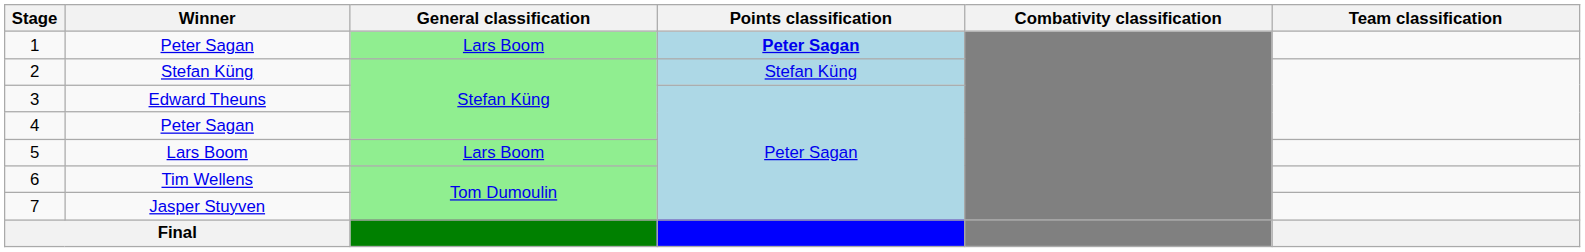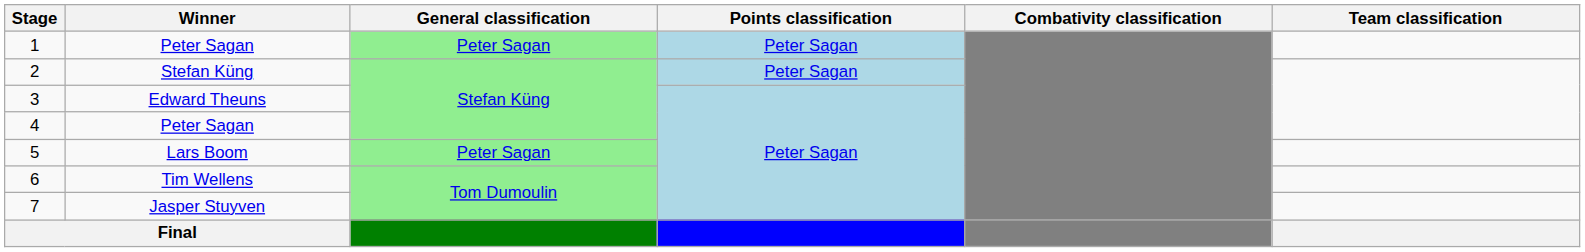(504, 45) Lars Boom -> (504, 45) Peter Sagan
(811, 45) bold -> (811, 45) normal
(811, 72) Stefan Küng -> (811, 72) Peter Sagan
(504, 153) Lars Boom -> (504, 153) Peter Sagan
